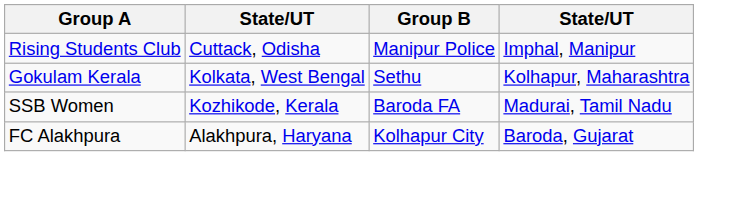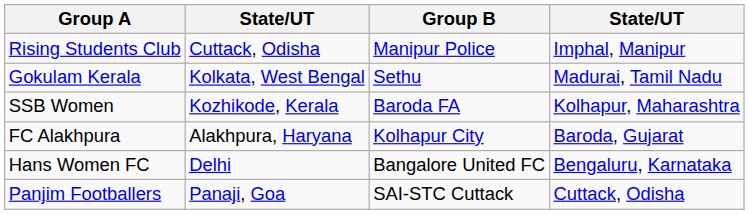(596, 77) Kolhapur, Maharashtra -> (638, 77) Madurai, Tamil Nadu
(588, 106) Madurai, Tamil Nadu -> (647, 106) Kolhapur, Maharashtra
+ row: (79, 164)
+ row: (85, 194)
